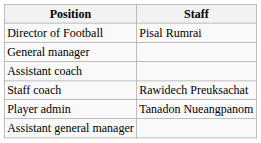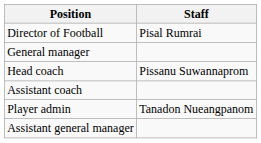+ row: (35, 71)
- row: (34, 90)
